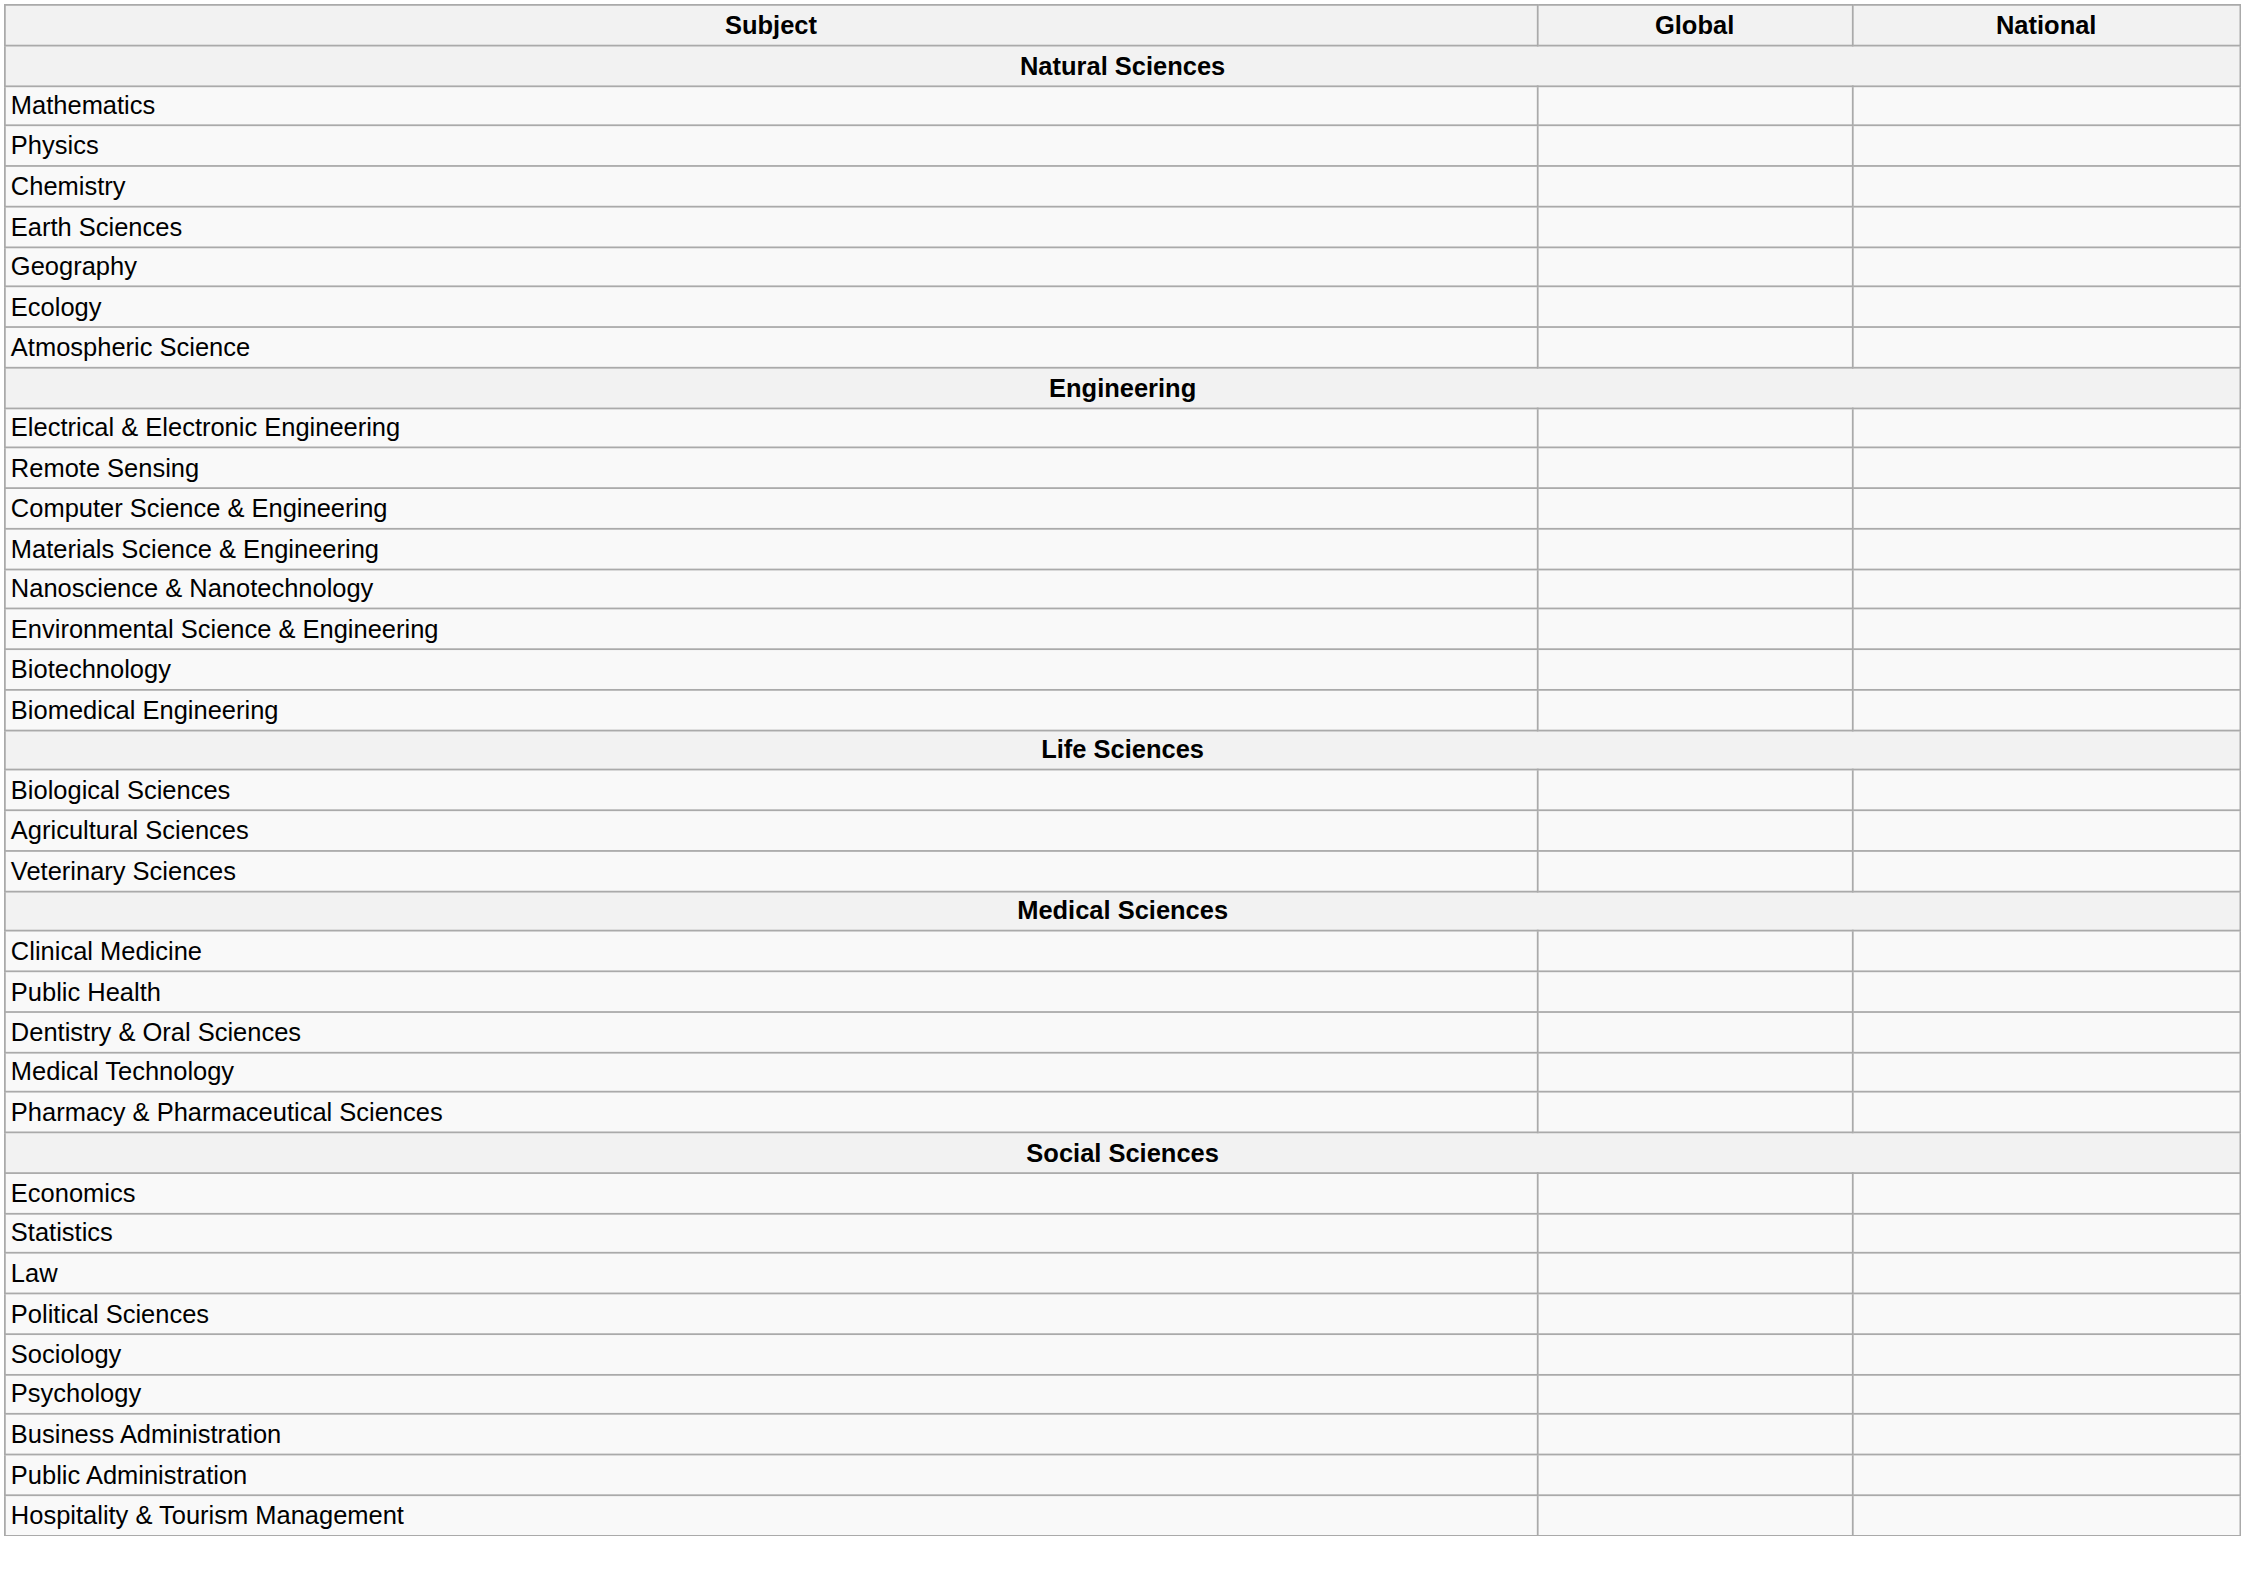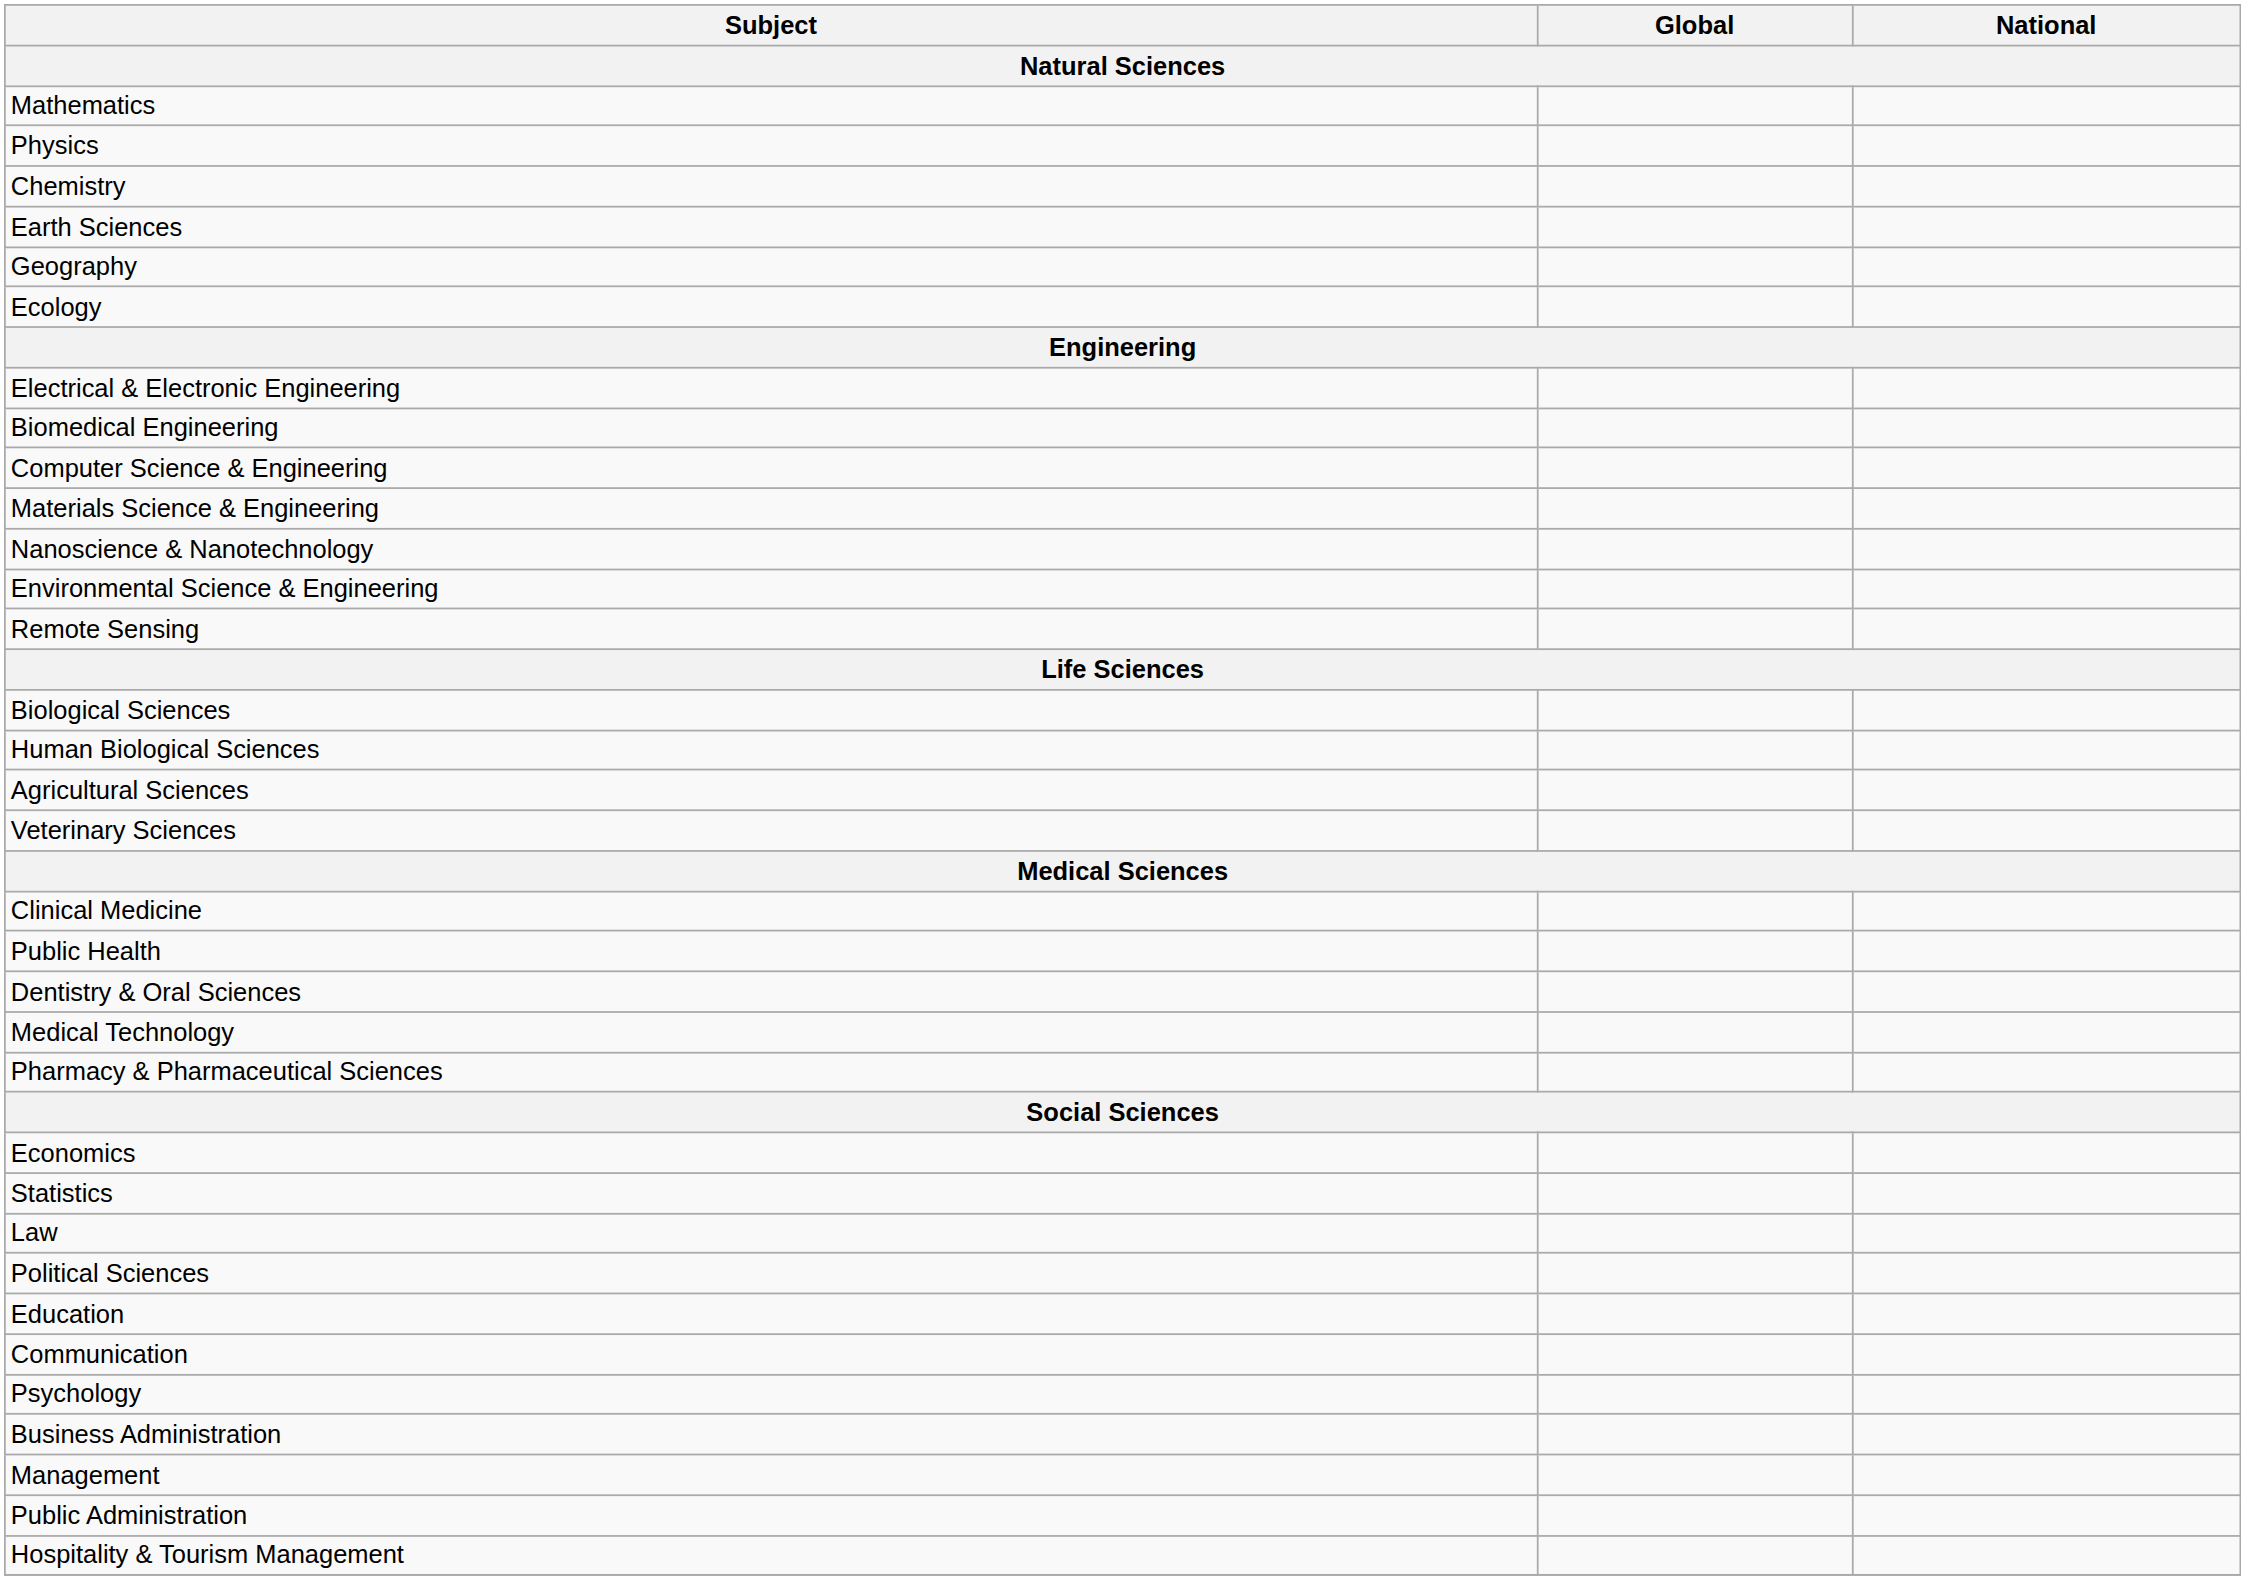- row: (130, 348)
rows swapped: (145, 710) <-> (105, 468)
- row: (91, 670)
+ row: (165, 750)
- row: (66, 1354)
+ row: (68, 1314)
+ row: (99, 1354)
+ row: (85, 1475)
